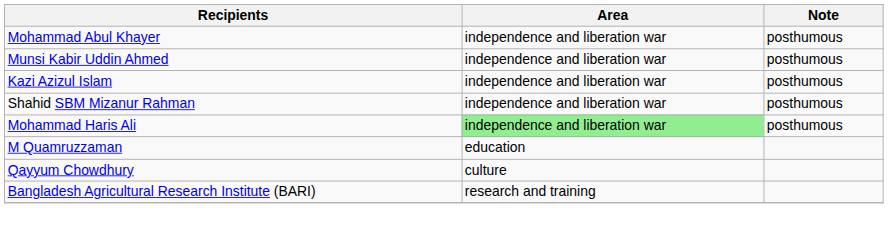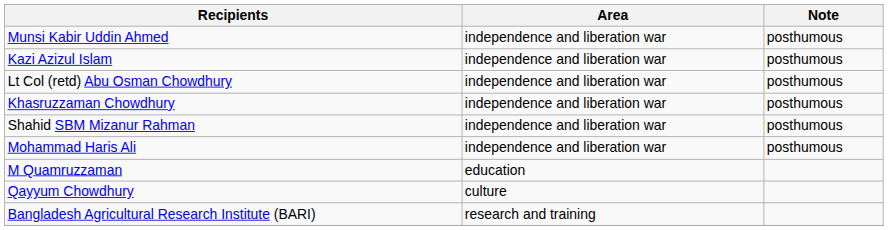- row: (84, 37)
+ row: (120, 81)
+ row: (91, 103)
(565, 125) lightgreen background -> (565, 147) no background
